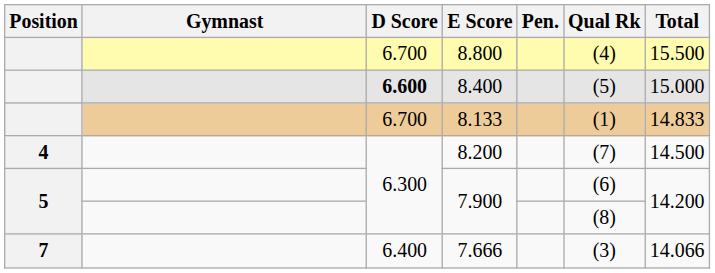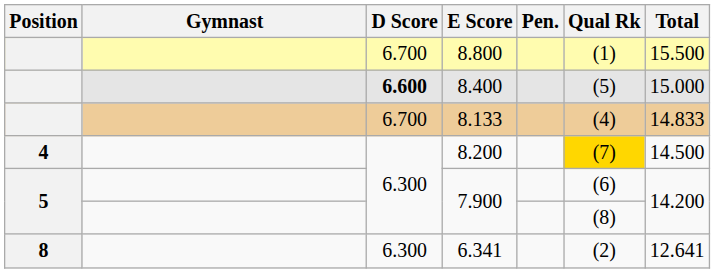(604, 53) (4) -> (604, 53) (1)
(604, 119) (1) -> (604, 119) (4)
(604, 152) no background -> (604, 152) gold background
- row: (44, 250)
+ row: (44, 250)
